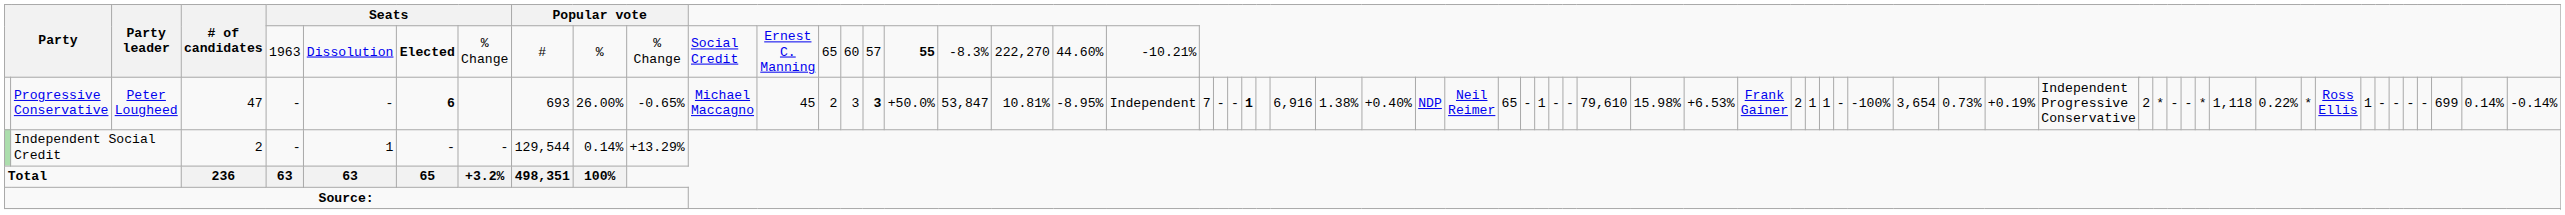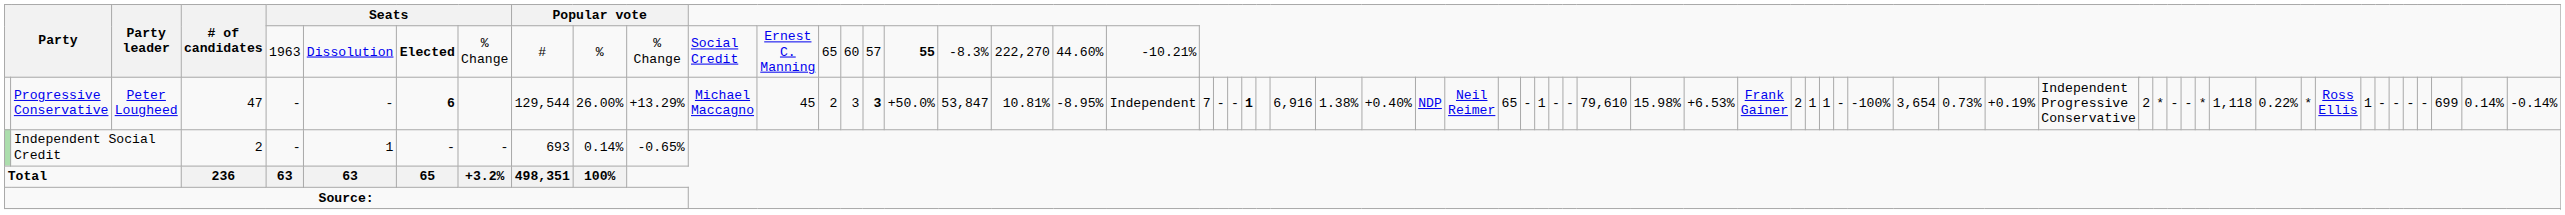(558, 103) 693 -> (542, 103) 129,544
(661, 103) -0.65% -> (657, 103) +13.29%
(542, 148) 129,544 -> (558, 148) 693
(657, 148) +13.29% -> (661, 148) -0.65%
